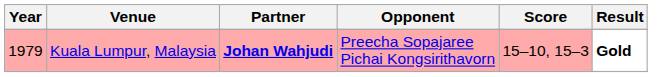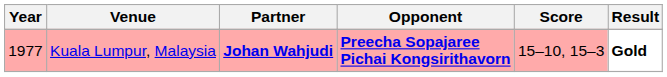(25, 50) 1979 -> (25, 50) 1977
(418, 50) normal -> (426, 50) bold
